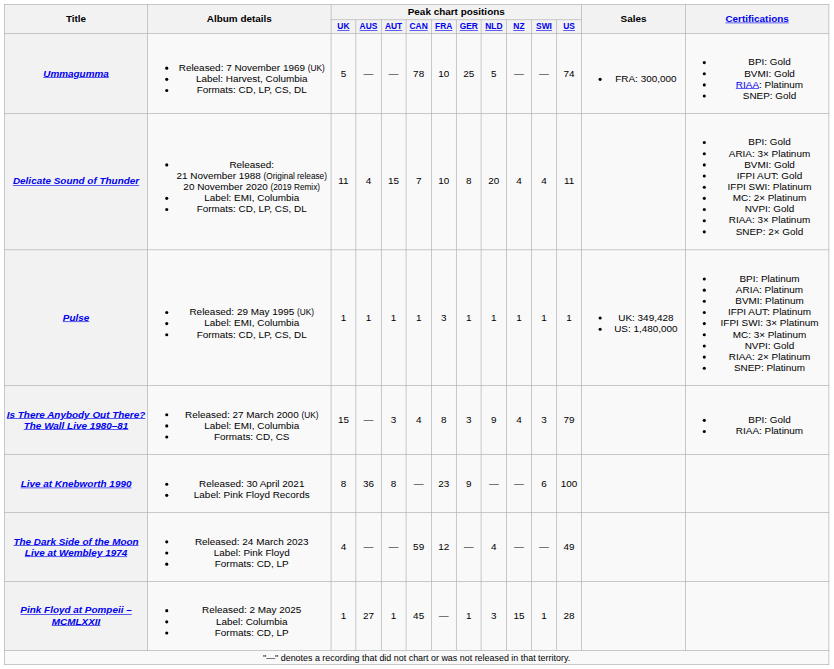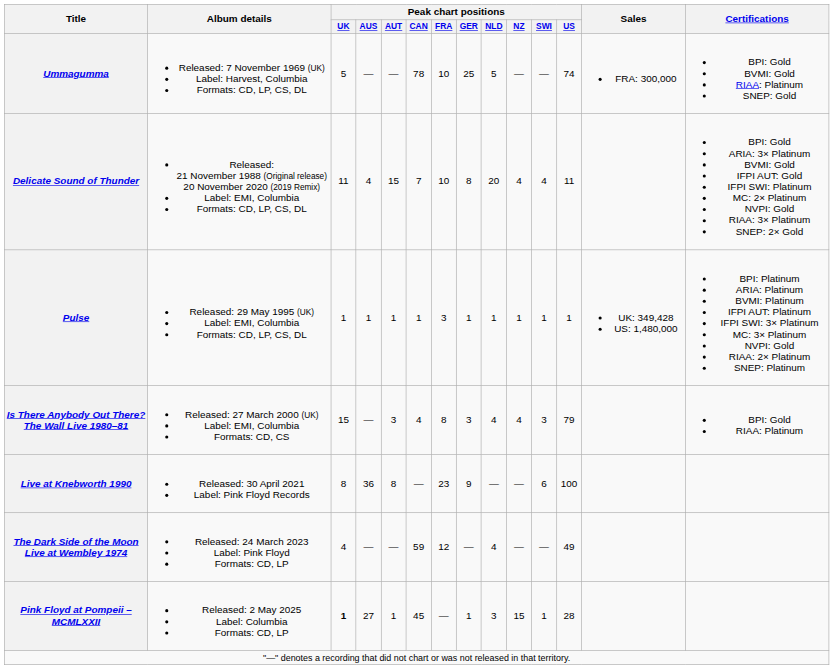(494, 420) 9 -> (494, 420) 4
(343, 616) normal -> (343, 616) bold
